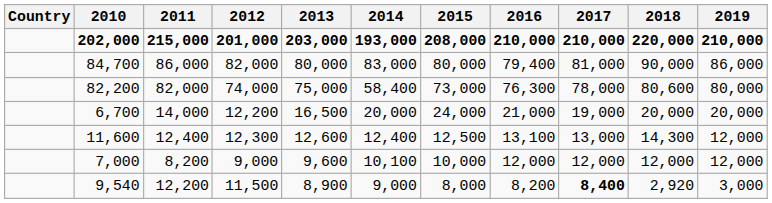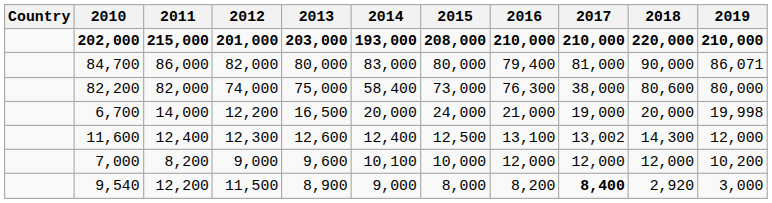(737, 65) 86,000 -> (737, 65) 86,071
(598, 89) 78,000 -> (598, 89) 38,000
(737, 113) 20,000 -> (737, 113) 19,998
(598, 137) 13,000 -> (598, 137) 13,002
(737, 162) 12,000 -> (737, 162) 10,200
